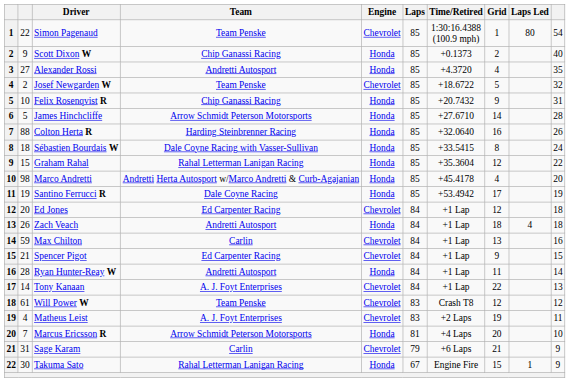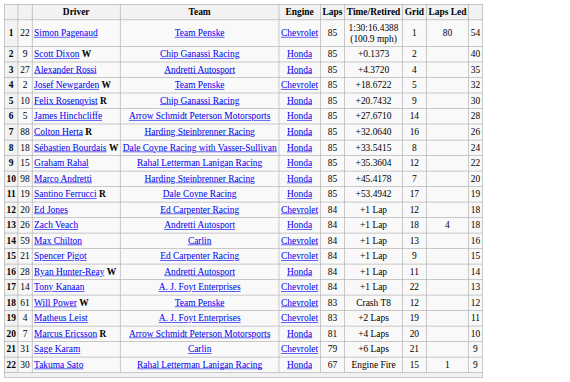(558, 101) 31 -> (475, 101) 30
(241, 179) Andretti Herta Autosport w/Marco Andretti & Curb-Agajanian -> (200, 179) Harding Steinbrenner Racing
(497, 179) 4 -> (414, 179) 7
